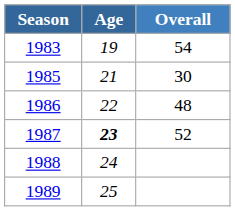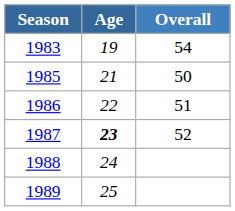(183, 76) 30 -> (183, 76) 50
(183, 105) 48 -> (183, 105) 51
